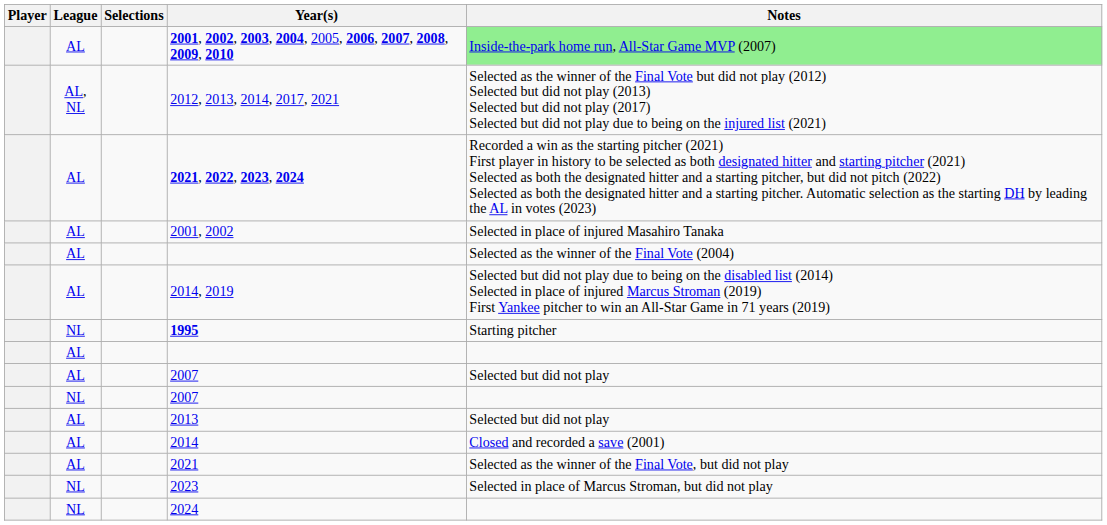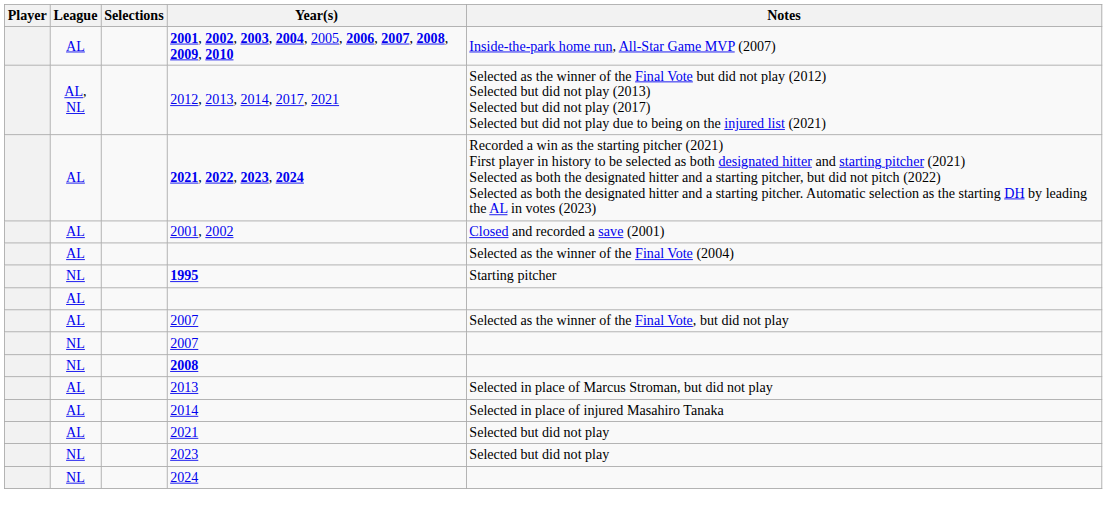(623, 45) lightgreen background -> (623, 45) no background
(597, 231) Selected in place of injured Masahiro Tanaka -> (567, 231) Closed and recorded a save (2001)
- row: (75, 292)
(539, 375) Selected but did not play -> (629, 321) Selected as the winner of the Final Vote, but did not play
+ row: (75, 365)
(539, 419) Selected but did not play -> (621, 388) Selected in place of Marcus Stroman, but did not play
(567, 442) Closed and recorded a save (2001) -> (597, 410) Selected in place of injured Masahiro Tanaka
(629, 464) Selected as the winner of the Final Vote, but did not play -> (539, 432) Selected but did not play
(621, 486) Selected in place of Marcus Stroman, but did not play -> (539, 455) Selected but did not play
